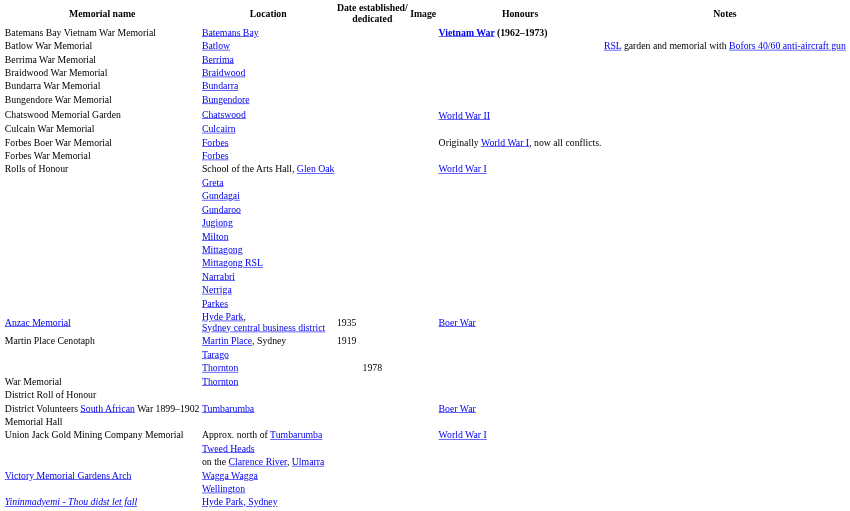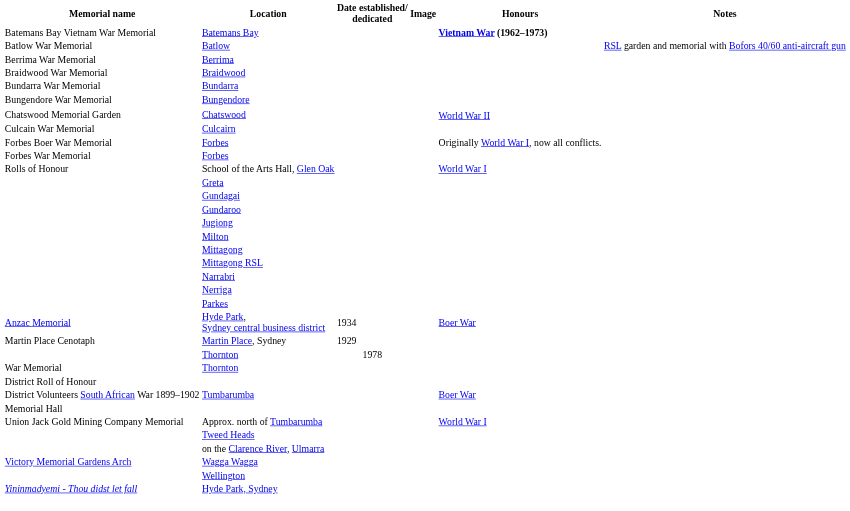(347, 322) 1935 -> (347, 322) 1934
(347, 341) 1919 -> (347, 341) 1929
- row: (102, 355)
